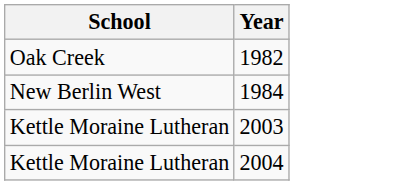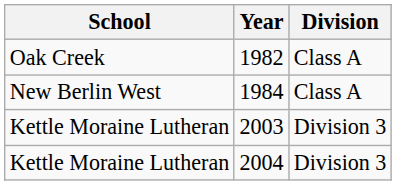+ column: (340, 22)
